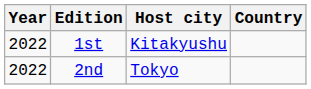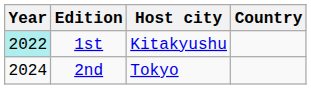(28, 44) no background -> (28, 44) paleturquoise background
(28, 70) 2022 -> (28, 70) 2024
